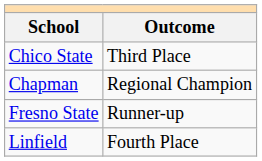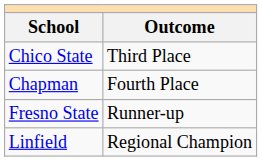(180, 84) Regional Champion -> (153, 84) Fourth Place
(153, 141) Fourth Place -> (180, 141) Regional Champion
